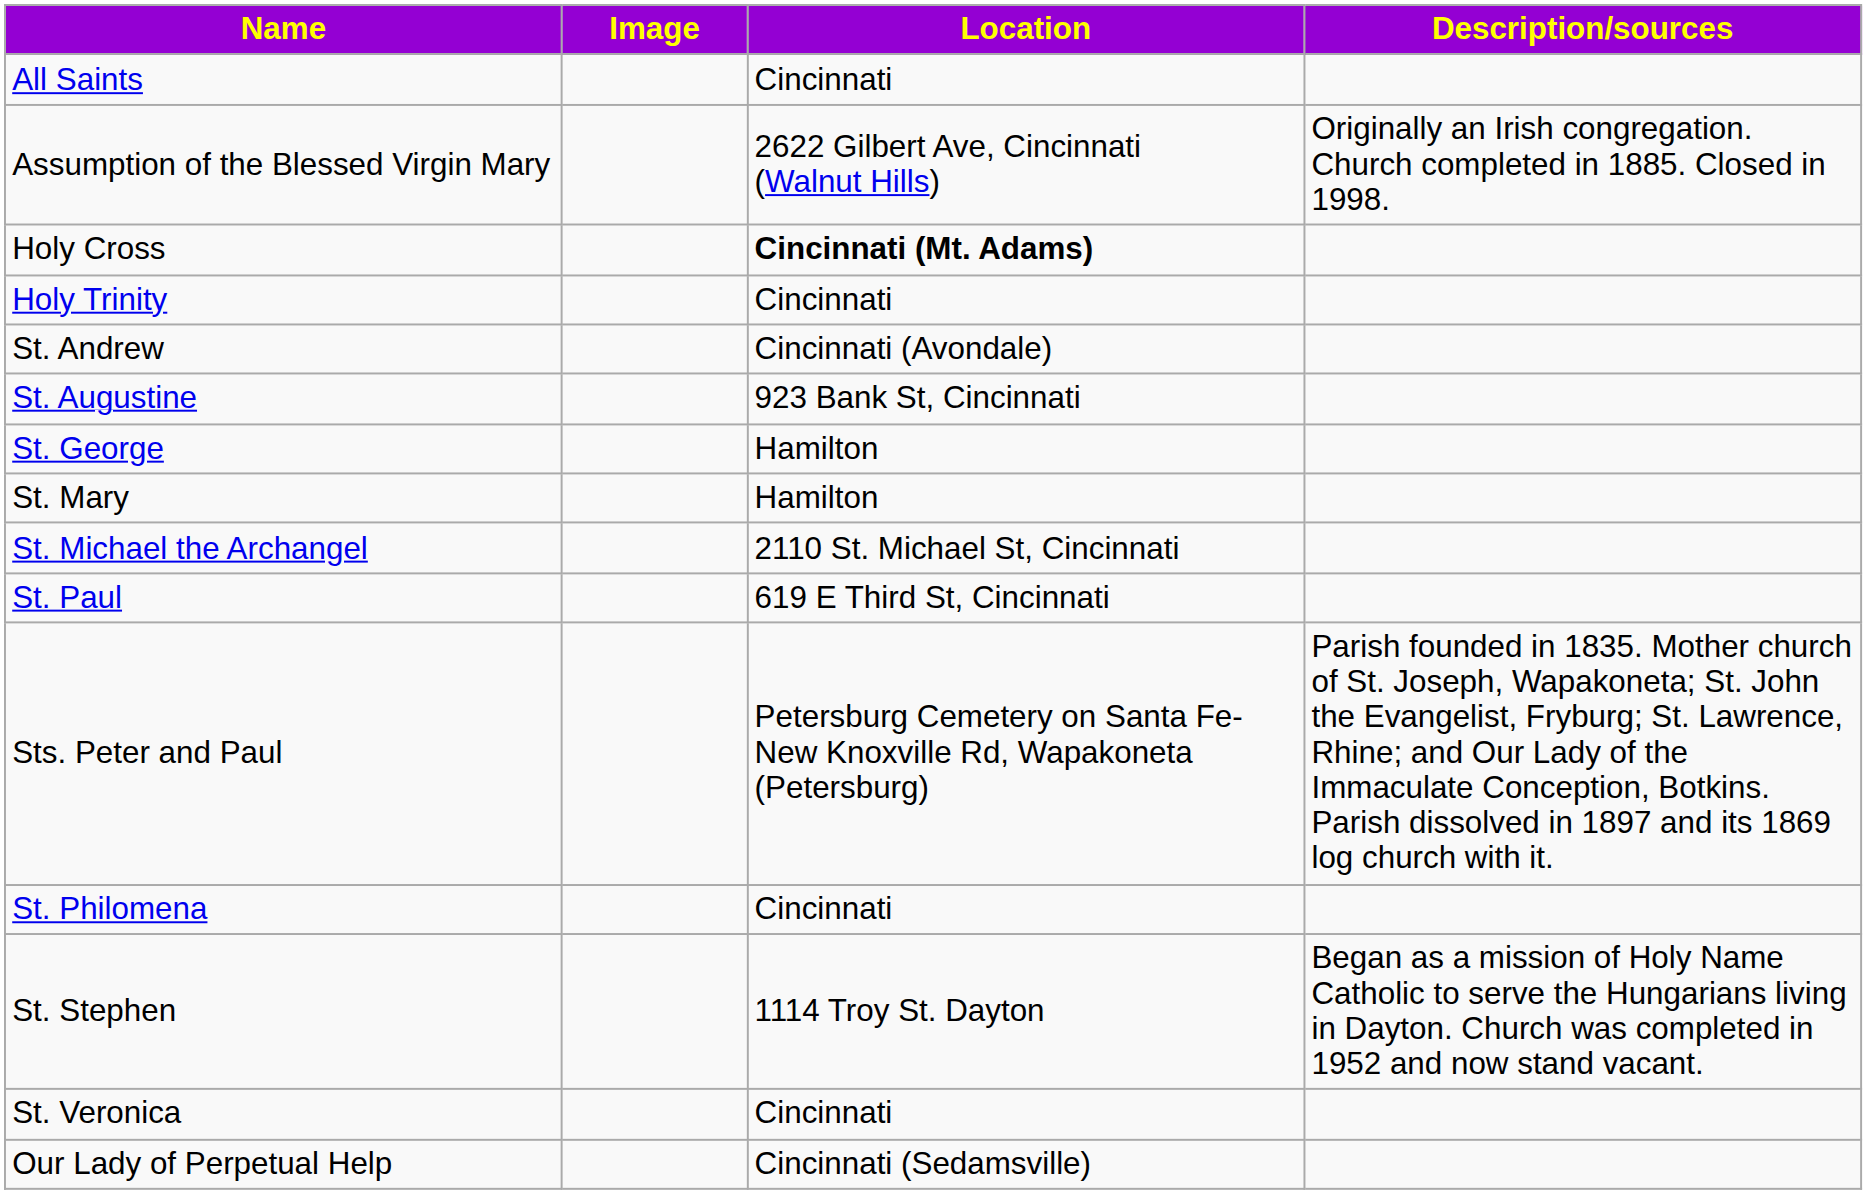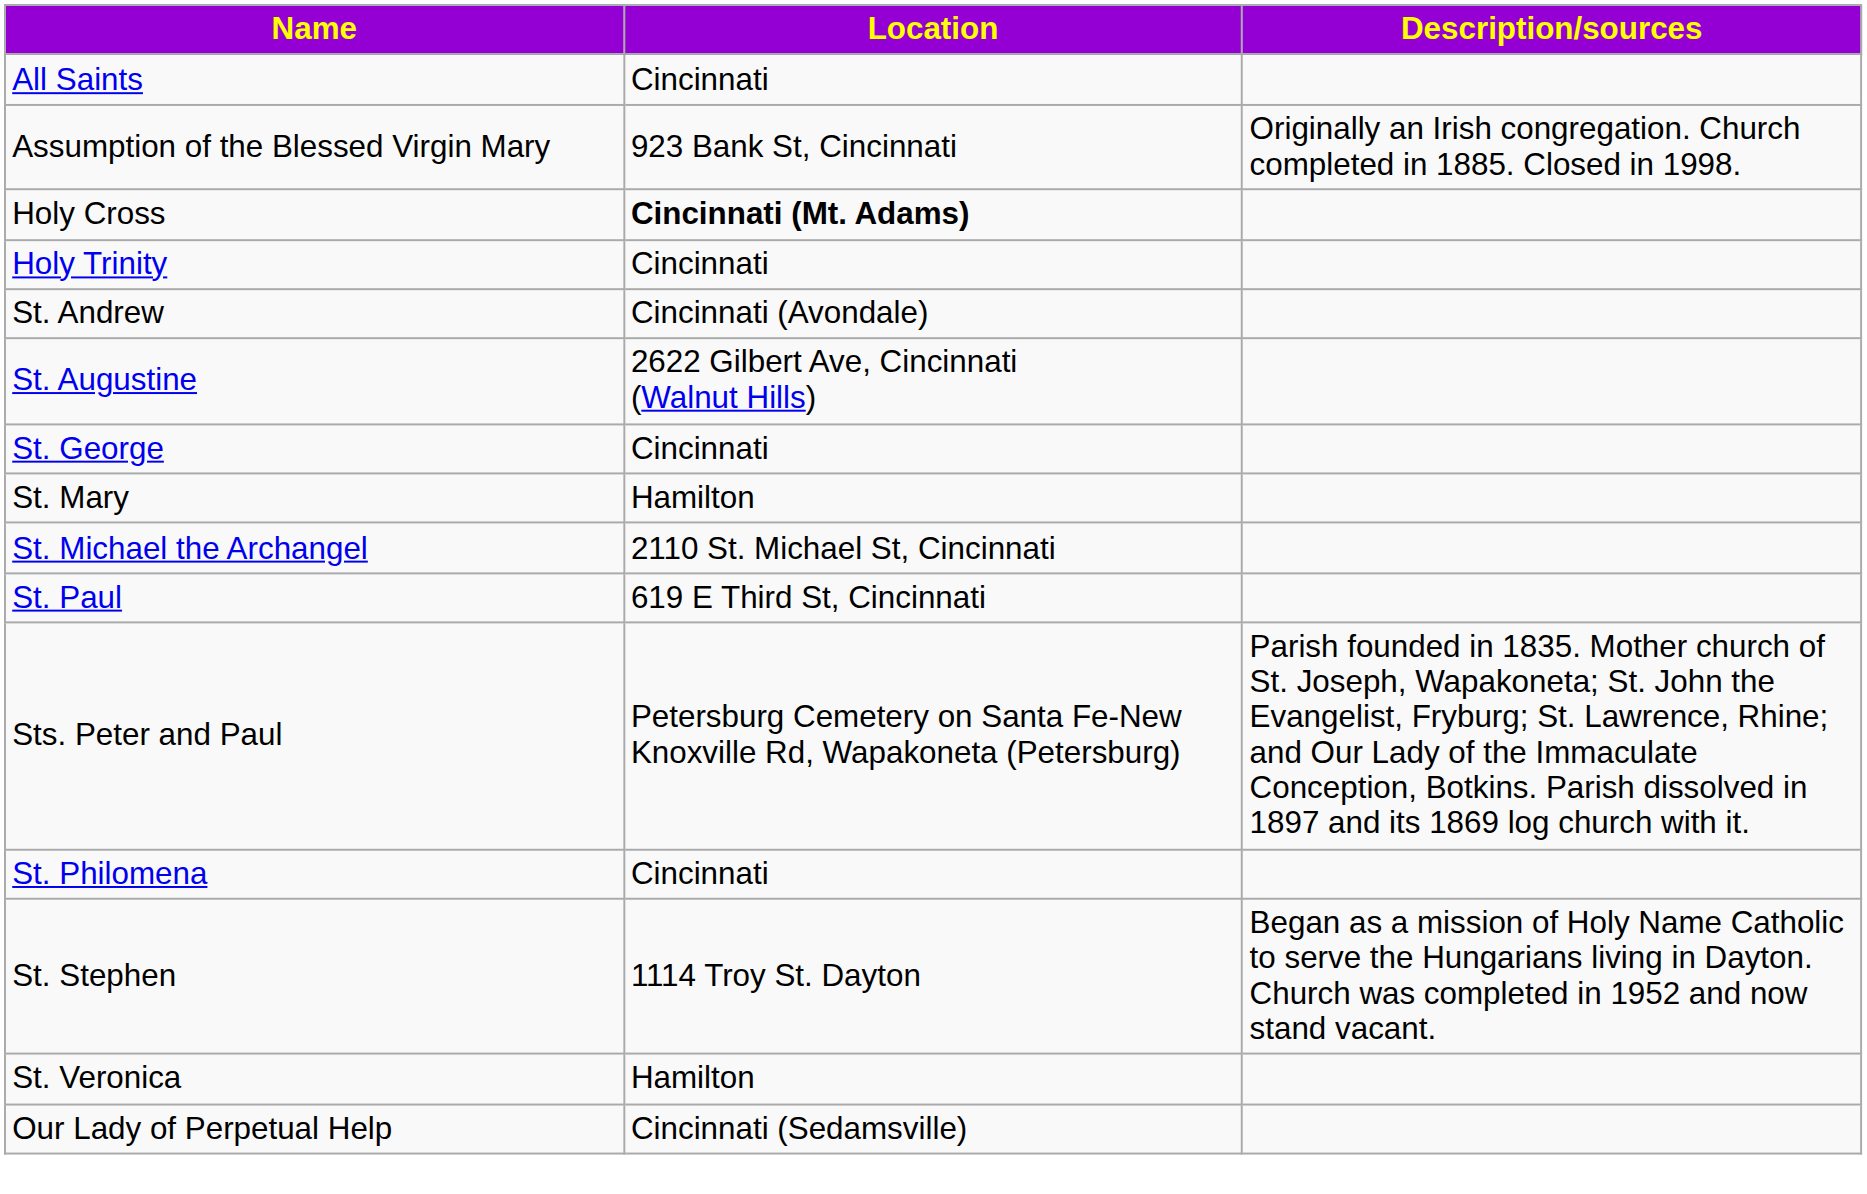- column: (655, 29)
(948, 164) 2622 Gilbert Ave, Cincinnati (Walnut Hills) -> (794, 146) 923 Bank St, Cincinnati
(918, 398) 923 Bank St, Cincinnati -> (824, 380) 2622 Gilbert Ave, Cincinnati (Walnut Hills)
(816, 448) Hamilton -> (700, 448) Cincinnati
(823, 1113) Cincinnati -> (693, 1078) Hamilton
